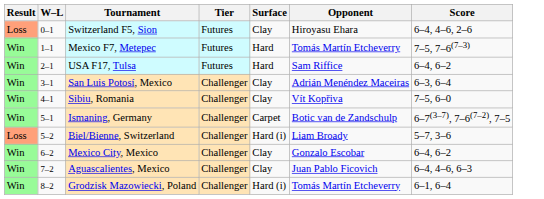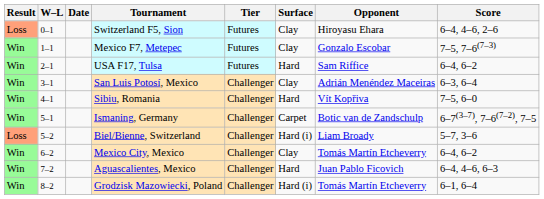+ column: (79, 12)
(263, 47) Hard -> (288, 47) Clay
(346, 47) Tomás Martín Etcheverry -> (354, 47) Gonzalo Escobar
(262, 99) Clay -> (289, 99) Hard
(328, 152) Gonzalo Escobar -> (372, 152) Tomás Martín Etcheverry
(262, 169) Clay -> (289, 169) Hard
